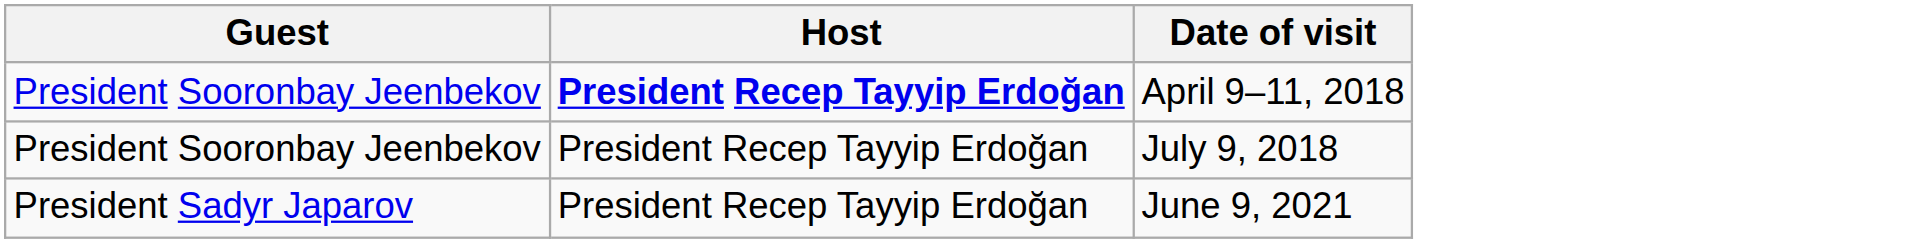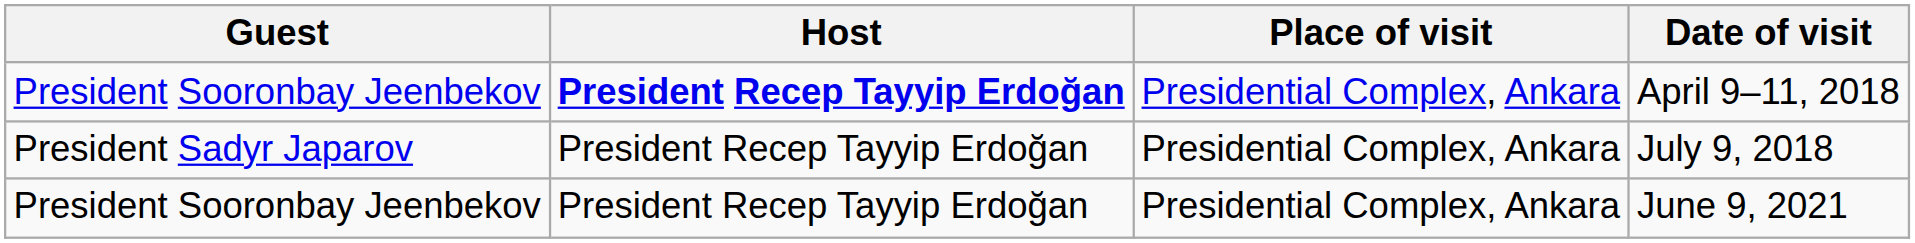+ column: (1381, 33)
(277, 149) President Sooronbay Jeenbekov -> (213, 149) President Sadyr Japarov
(213, 206) President Sadyr Japarov -> (277, 206) President Sooronbay Jeenbekov
